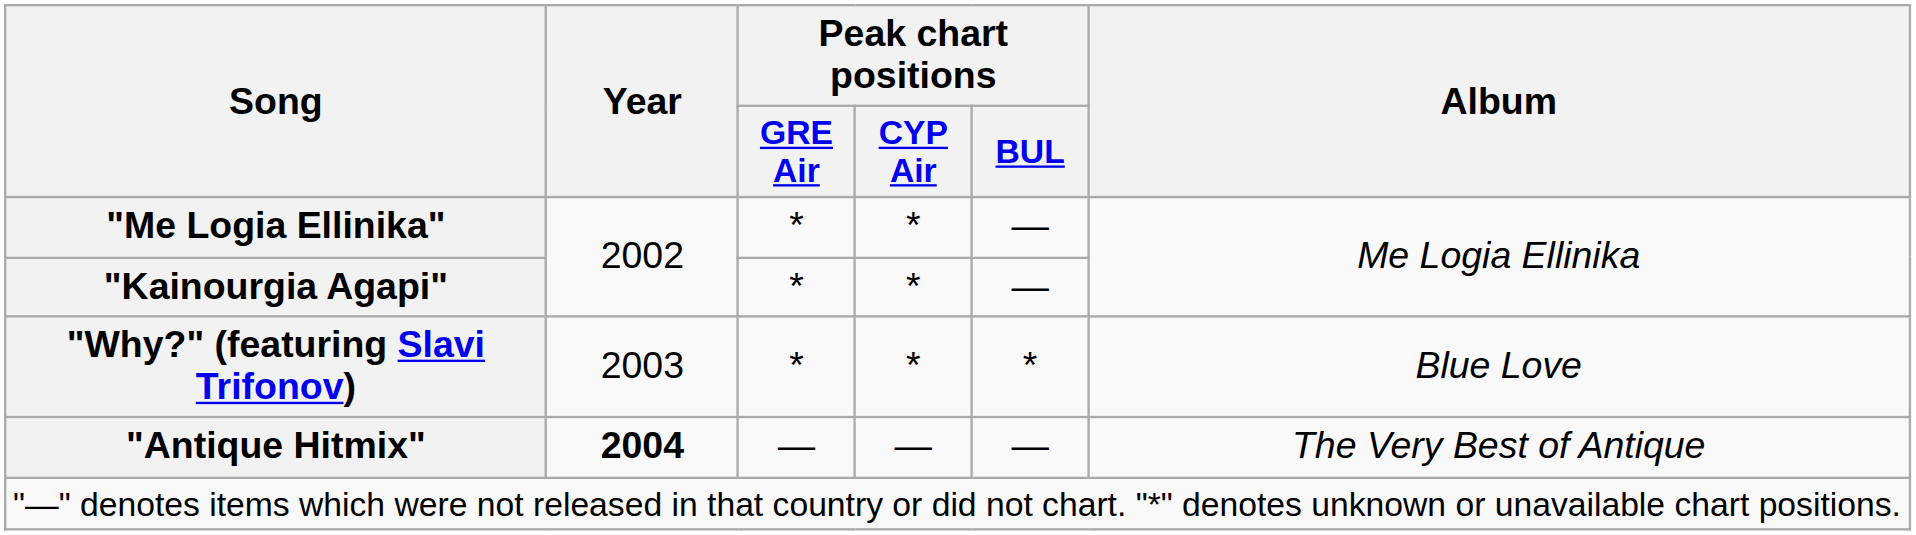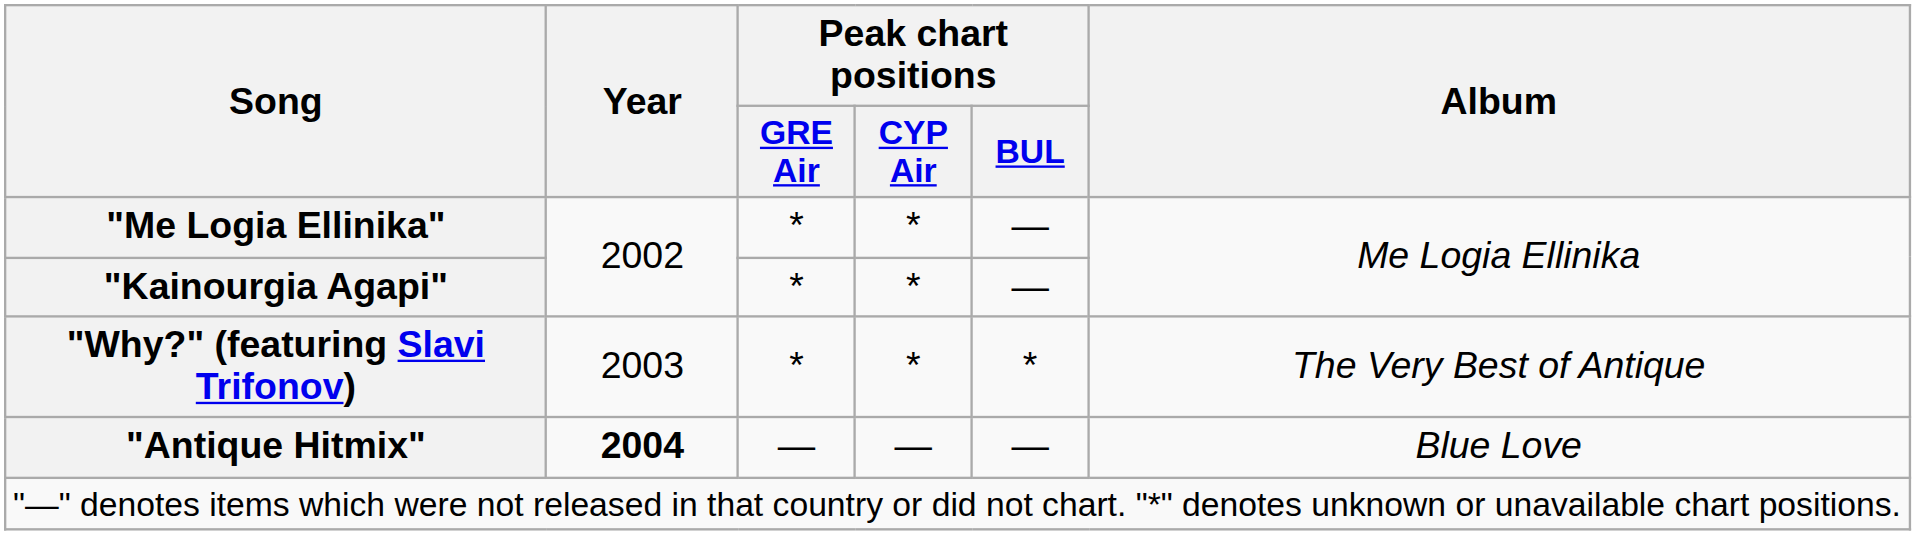(1499, 366) Blue Love -> (1499, 366) The Very Best of Antique
(1499, 446) The Very Best of Antique -> (1499, 446) Blue Love
